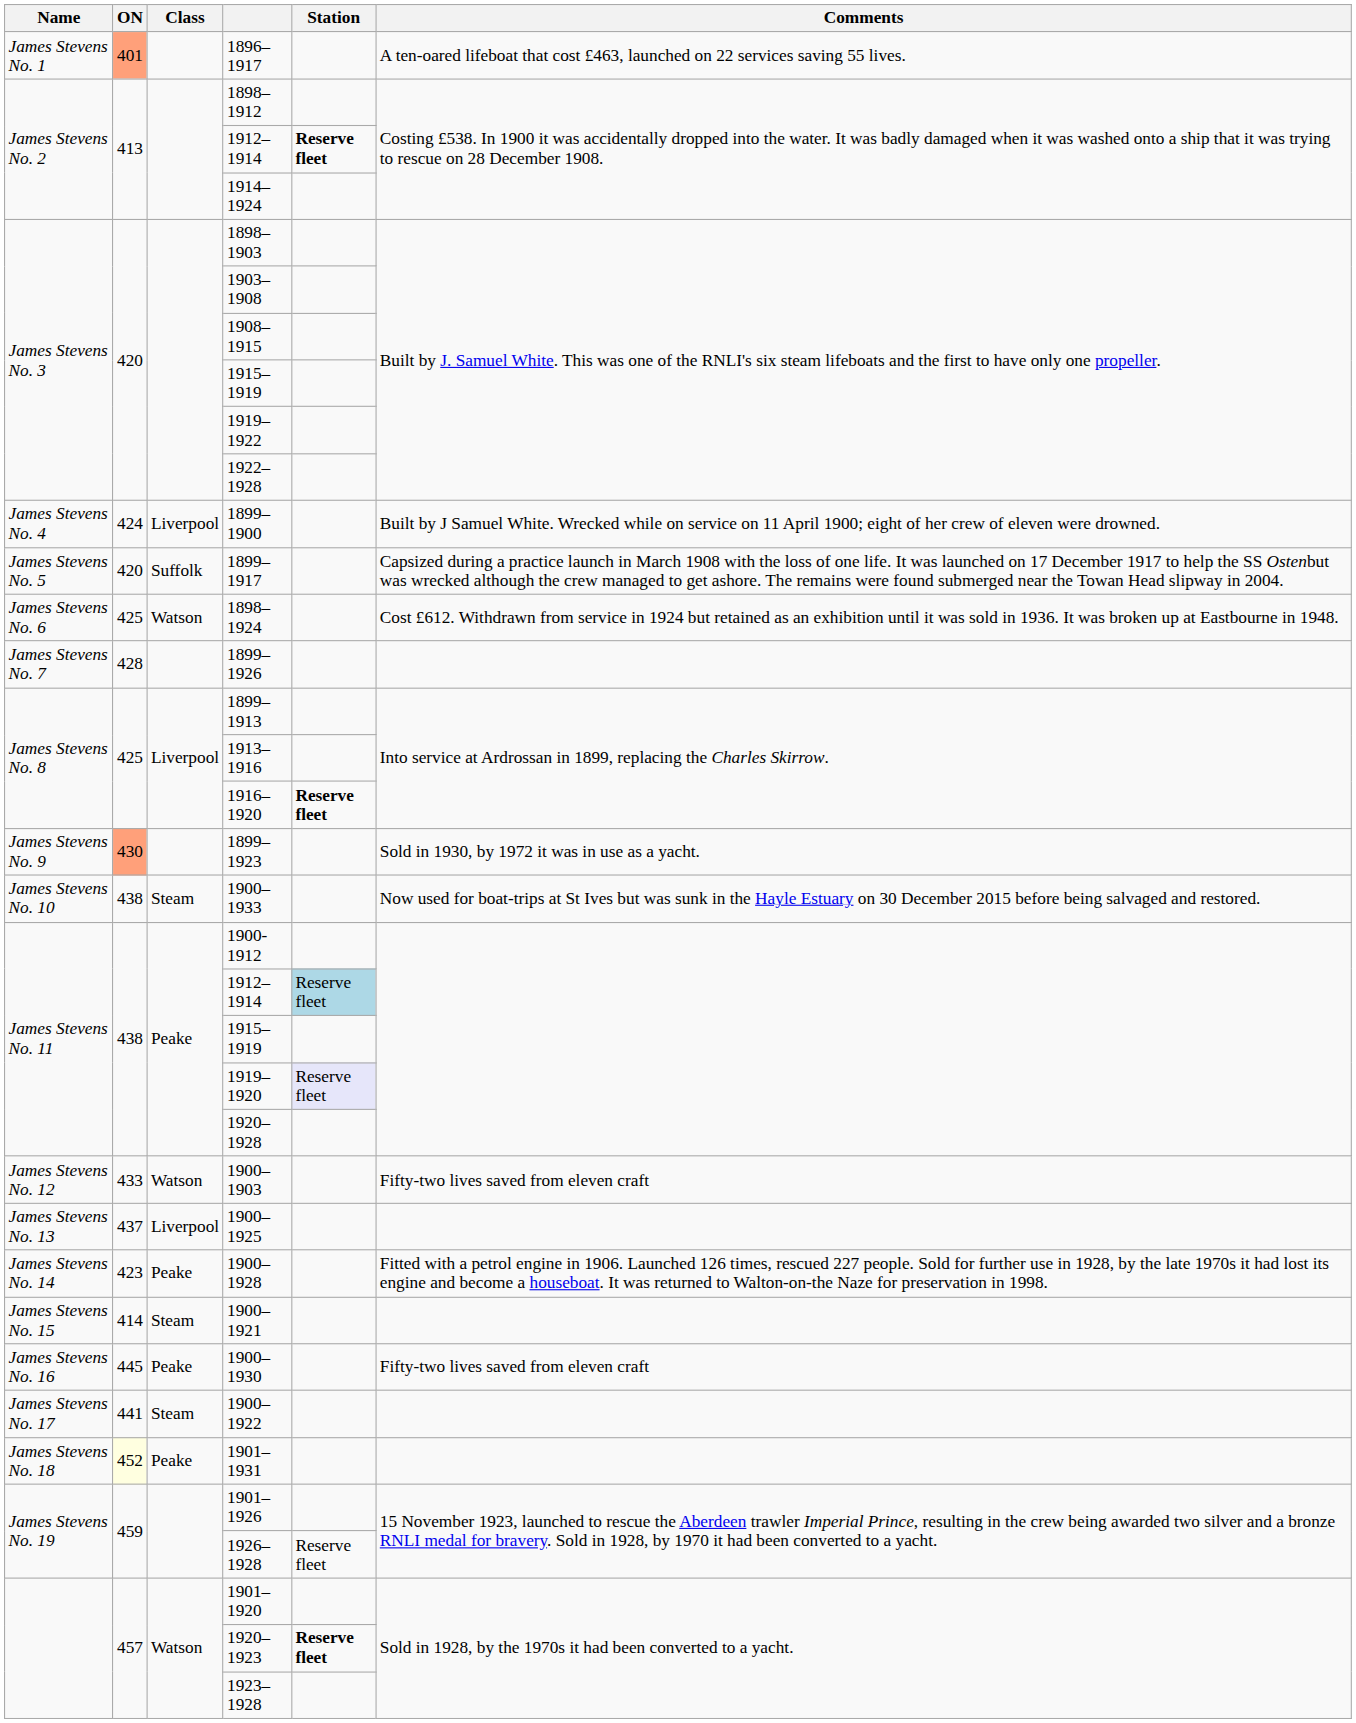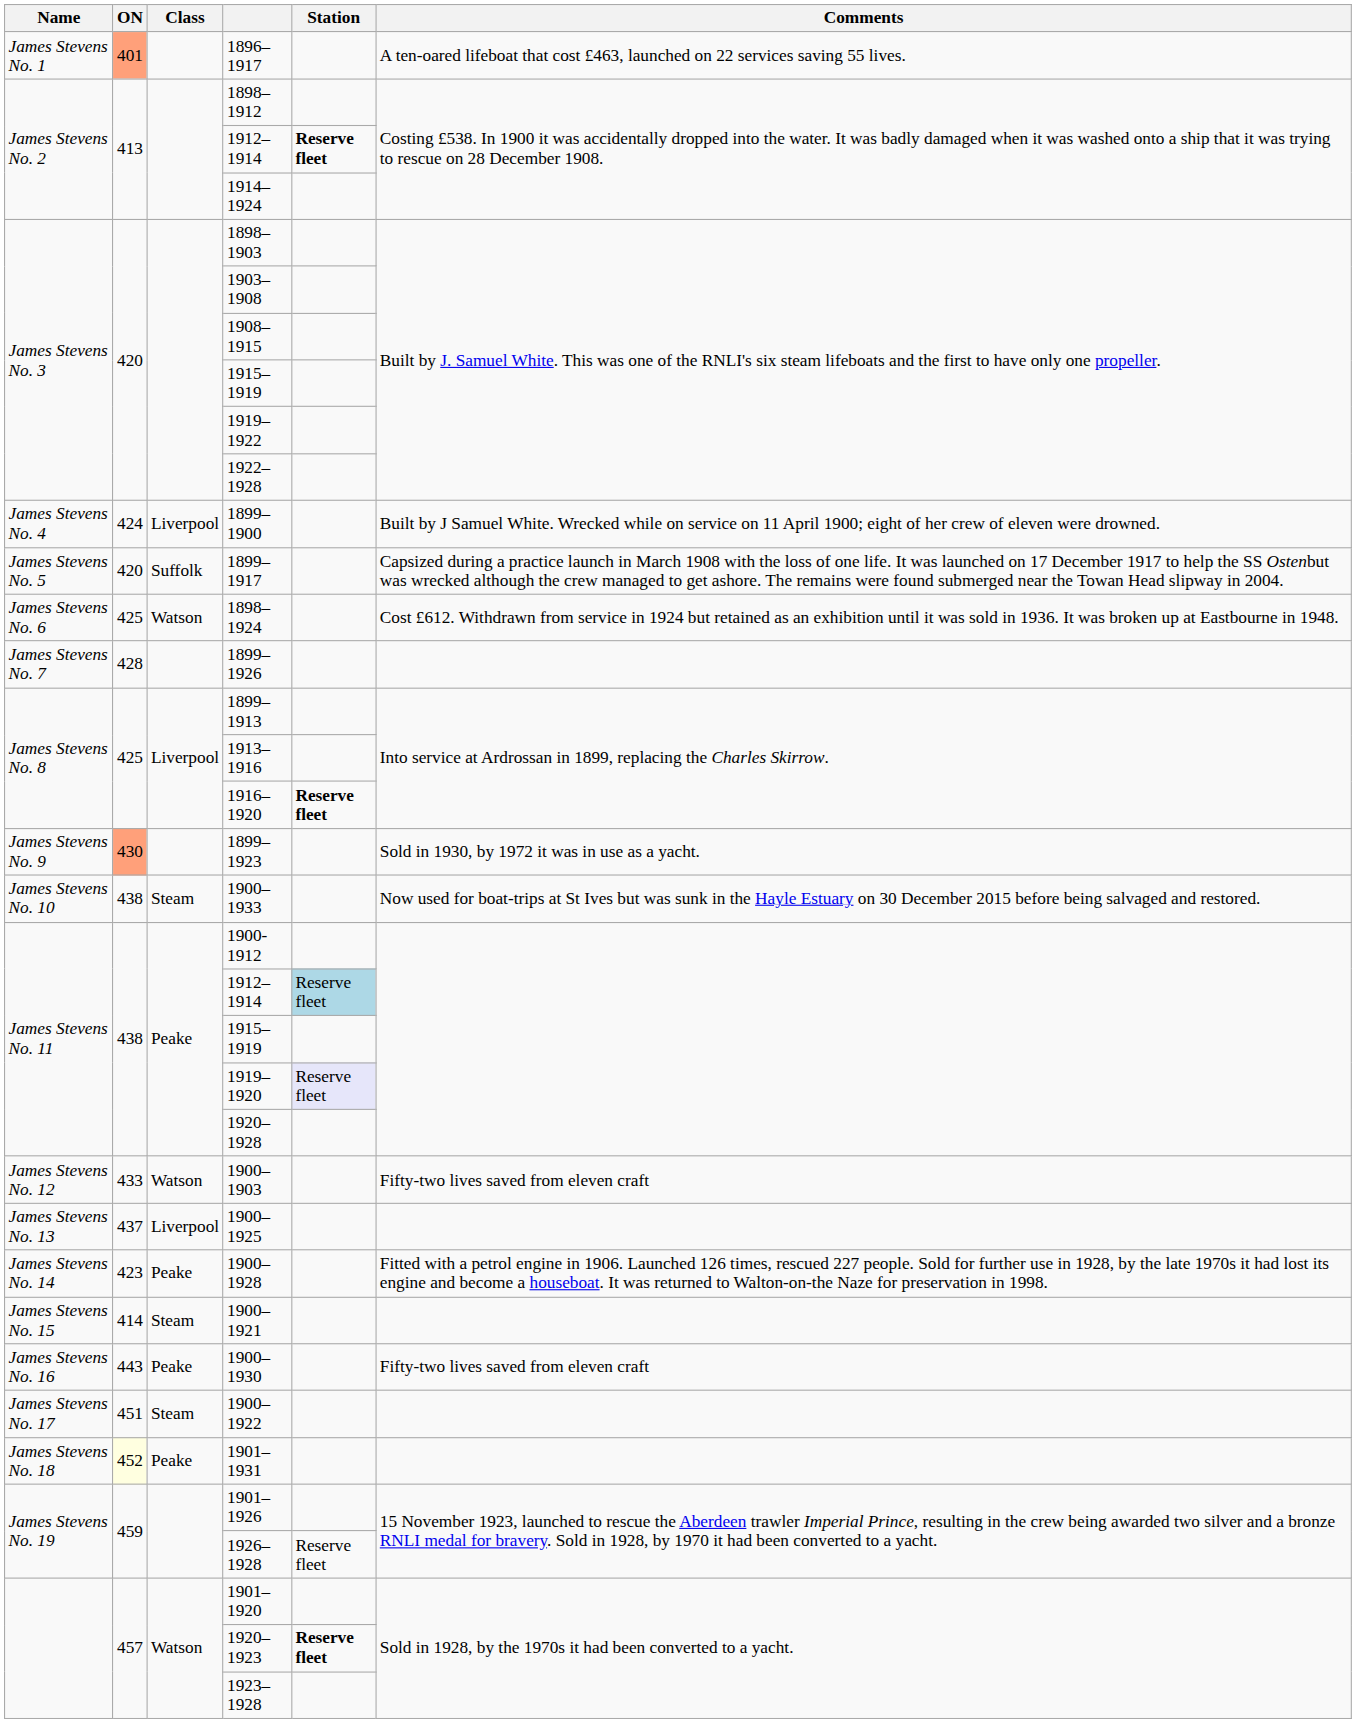(130, 1366) 445 -> (130, 1366) 443
(130, 1413) 441 -> (130, 1413) 451
